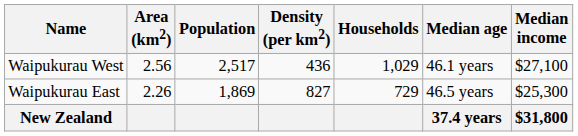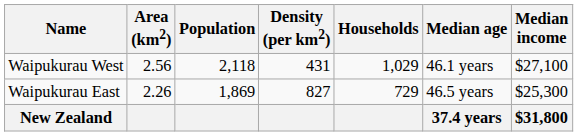(237, 66) 2,517 -> (237, 66) 2,118
(318, 66) 436 -> (318, 66) 431
